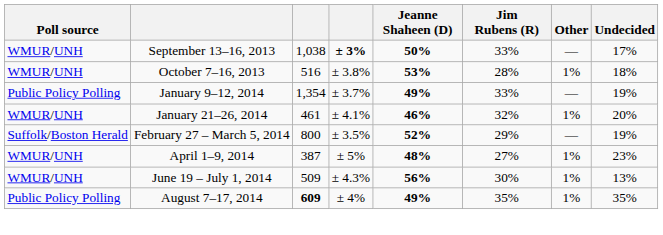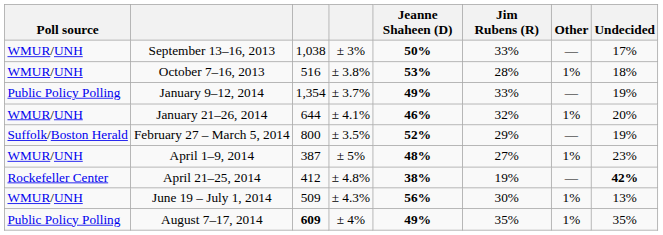(351, 51) bold -> (351, 51) normal
(311, 114) 461 -> (311, 114) 644
+ row: (212, 177)
